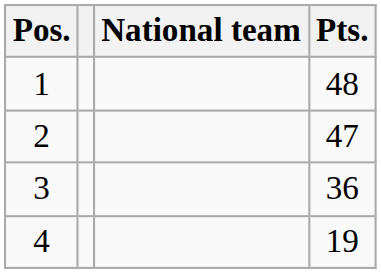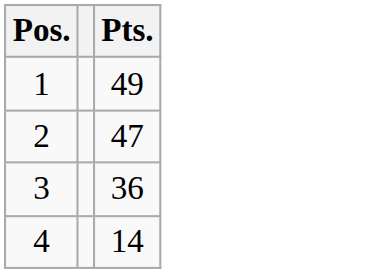- column: (201, 30)
(342, 83) 48 -> (127, 83) 49
(342, 240) 19 -> (127, 240) 14
